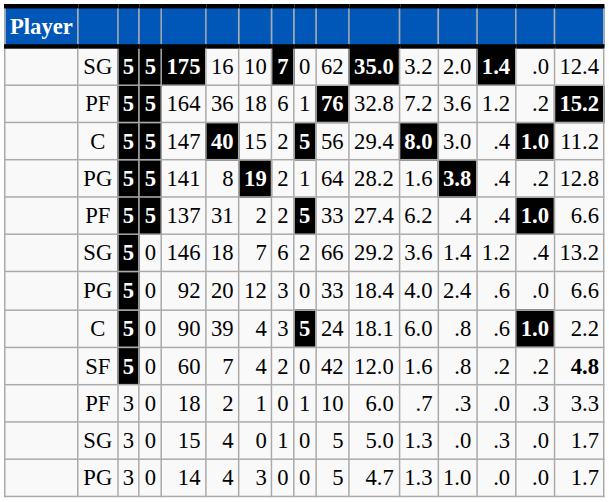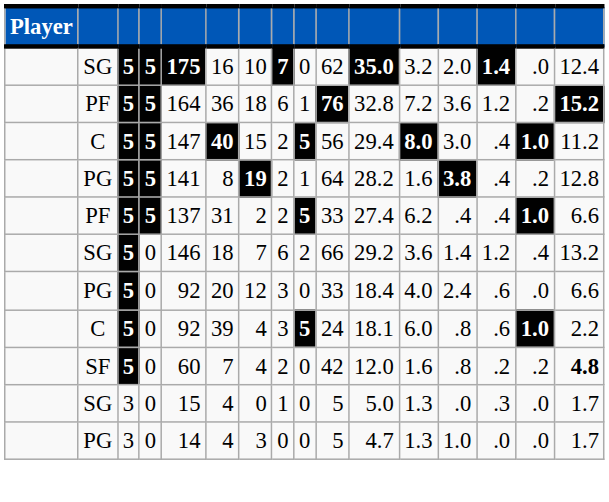(189, 328) 90 -> (189, 328) 92
- row: (98, 402)
